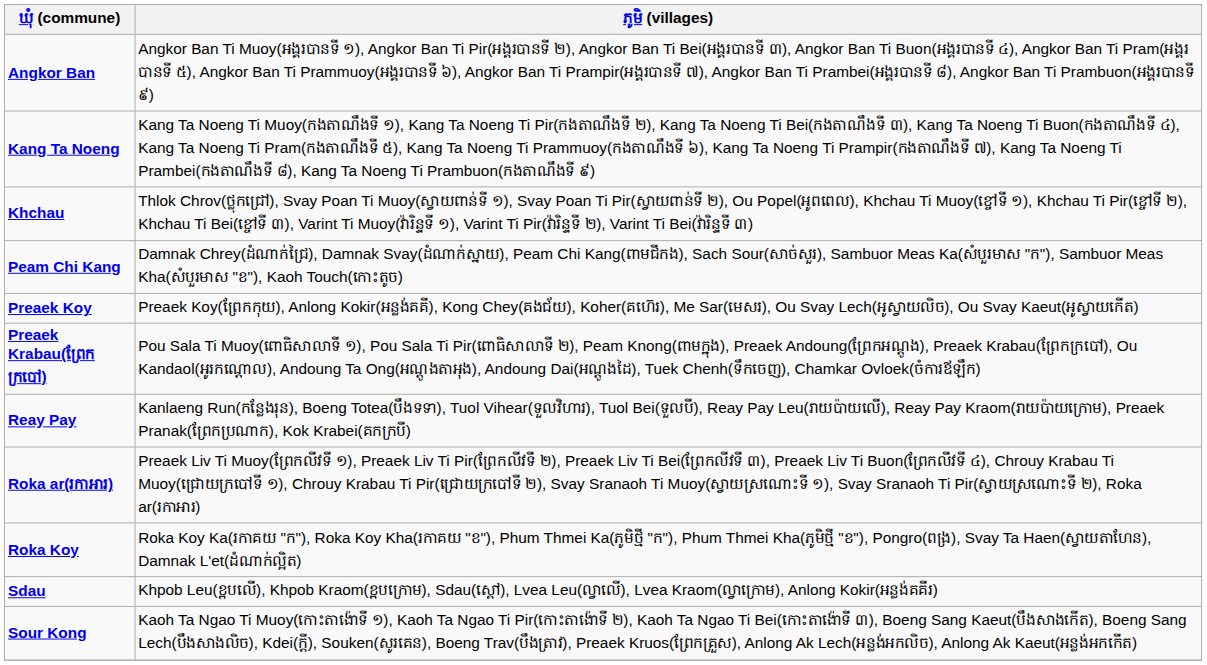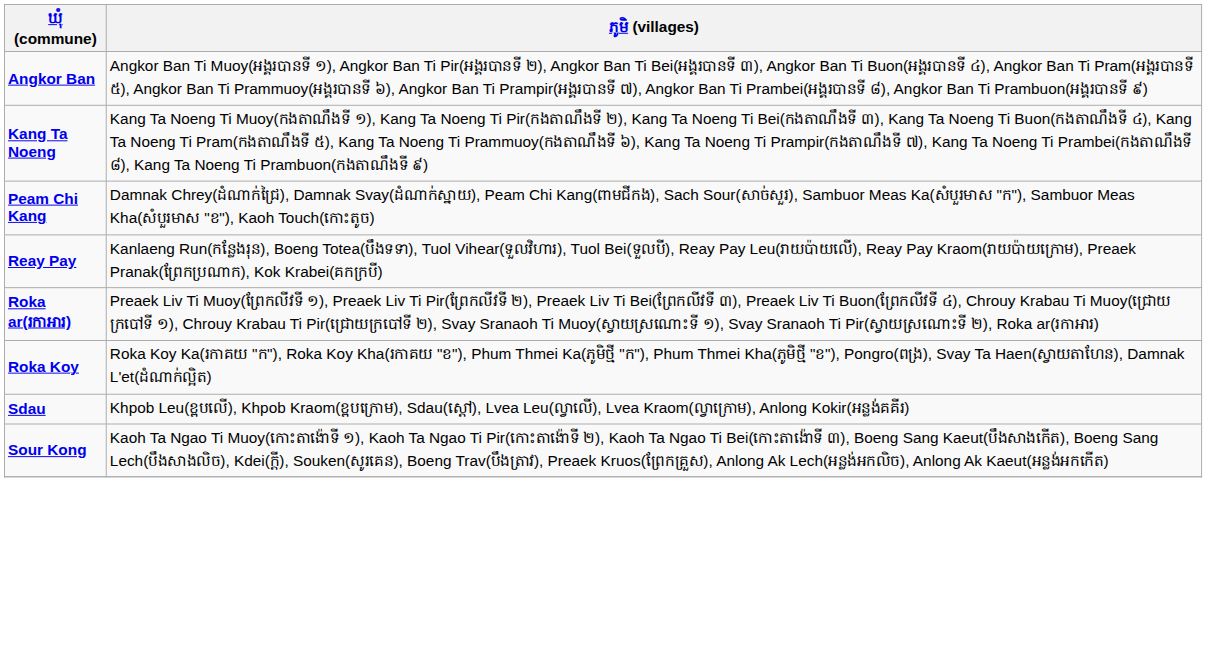- row: (36, 213)
- row: (50, 308)
- row: (51, 356)
